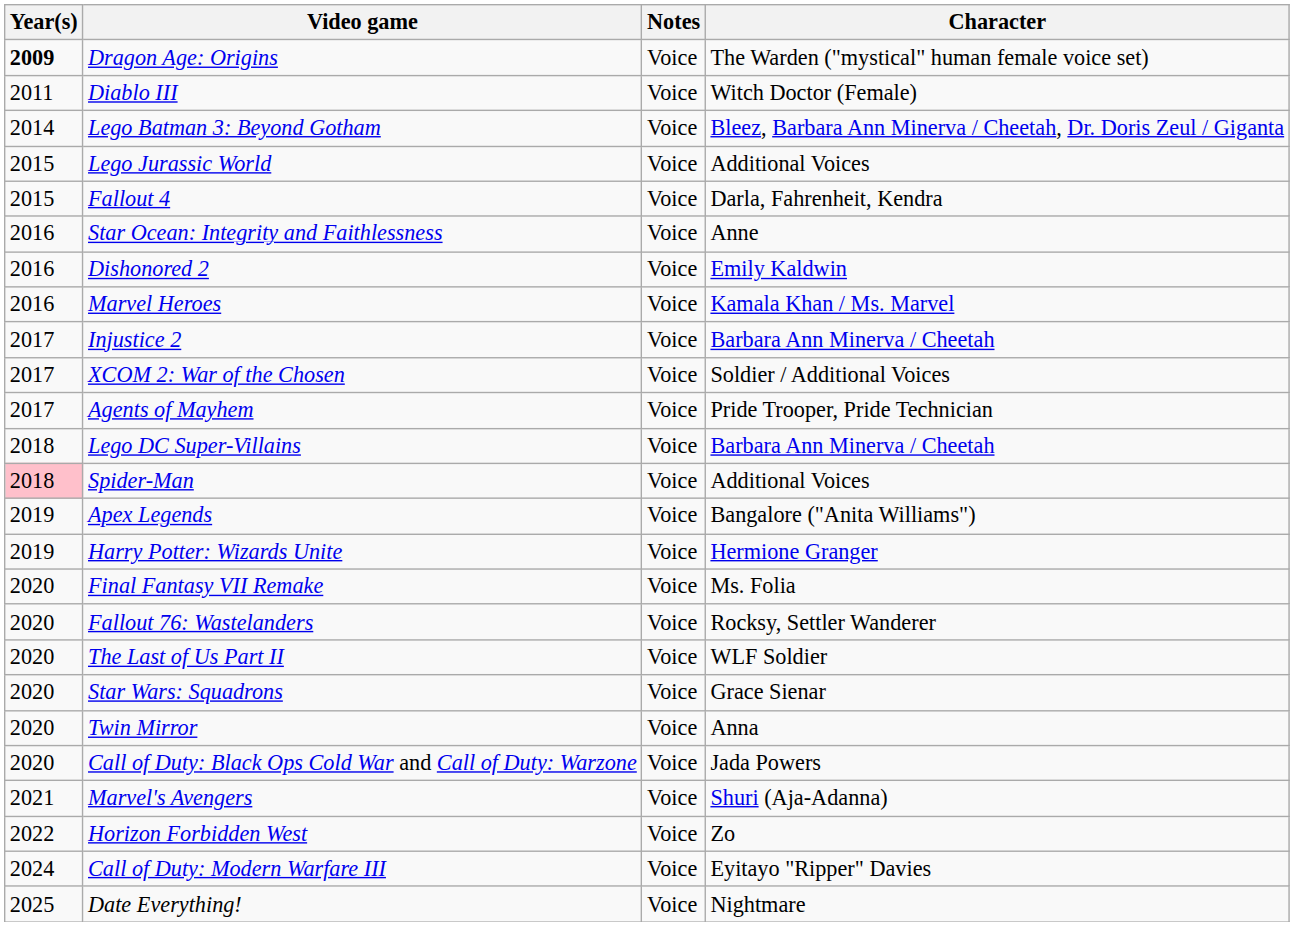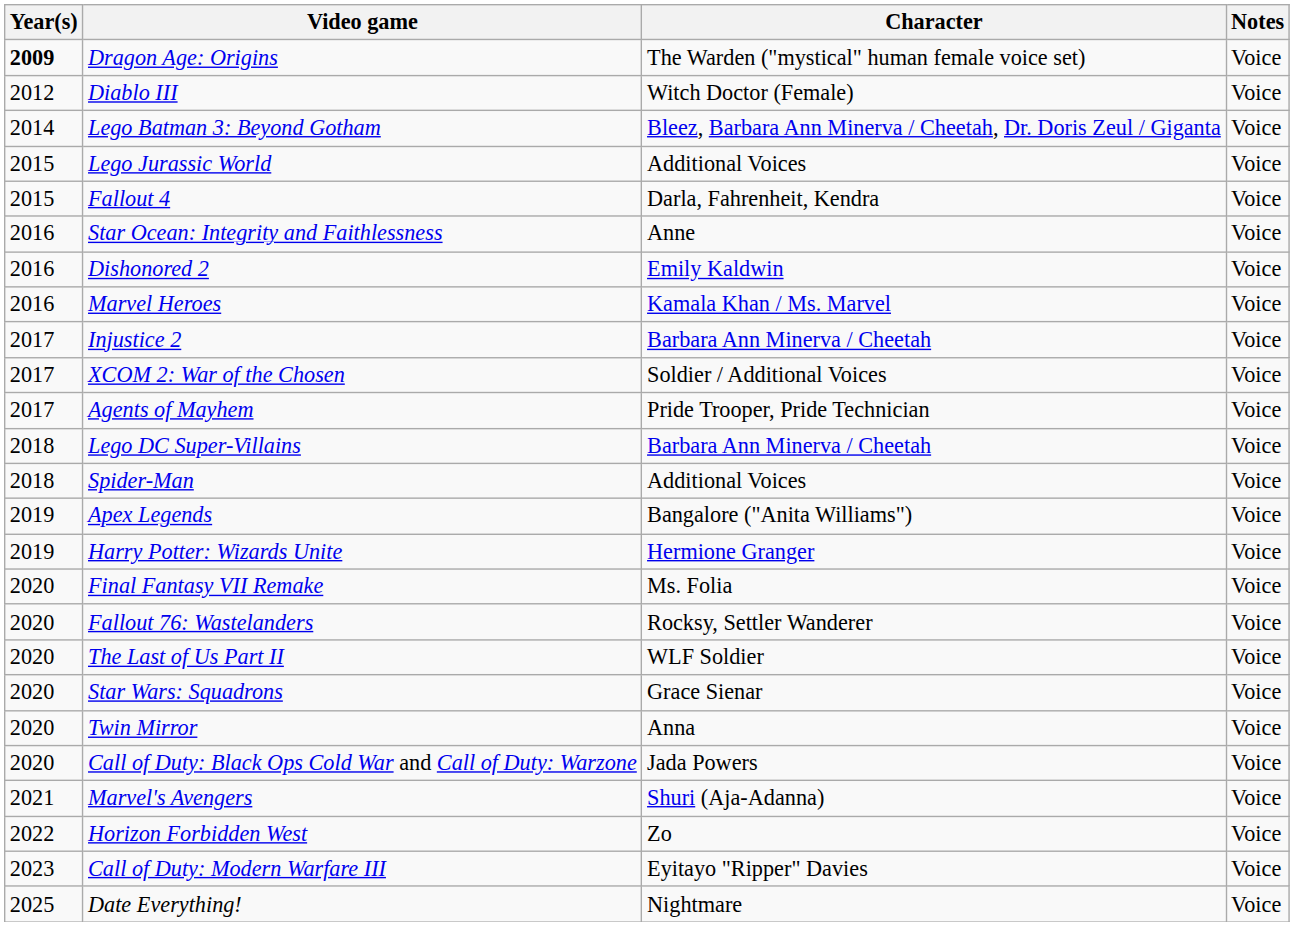columns swapped: (997, 22) <-> (674, 22)
(32, 92) 2011 -> (32, 92) 2012
(32, 480) pink background -> (32, 480) no background
(32, 868) 2024 -> (32, 868) 2023
